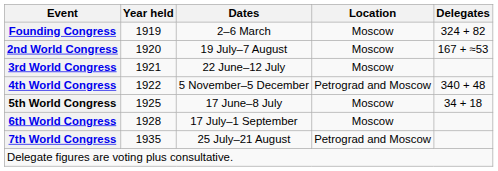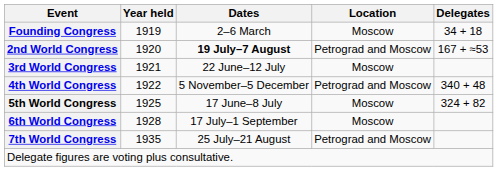(463, 31) 324 + 82 -> (463, 31) 34 + 18
(244, 49) normal -> (244, 49) bold
(373, 49) Moscow -> (373, 49) Petrograd and Moscow
(463, 103) 34 + 18 -> (463, 103) 324 + 82
